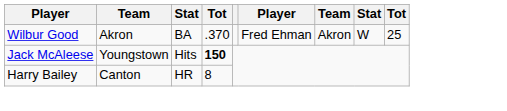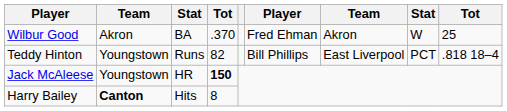+ row: (45, 55)
(186, 55) Hits -> (184, 75) HR
(120, 75) normal -> (121, 95) bold
(184, 75) HR -> (186, 95) Hits
